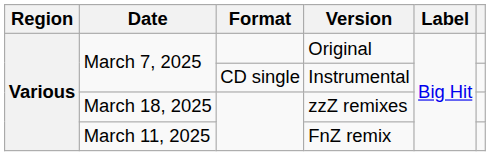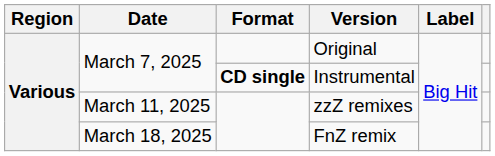(260, 77) normal -> (263, 77) bold
(148, 106) March 18, 2025 -> (147, 106) March 11, 2025
(147, 135) March 11, 2025 -> (148, 135) March 18, 2025
